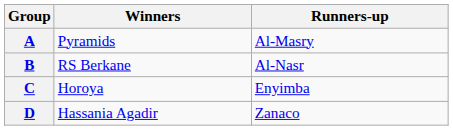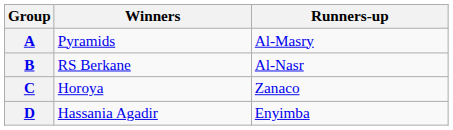(282, 88) Enyimba -> (277, 88) Zanaco
(277, 112) Zanaco -> (282, 112) Enyimba
